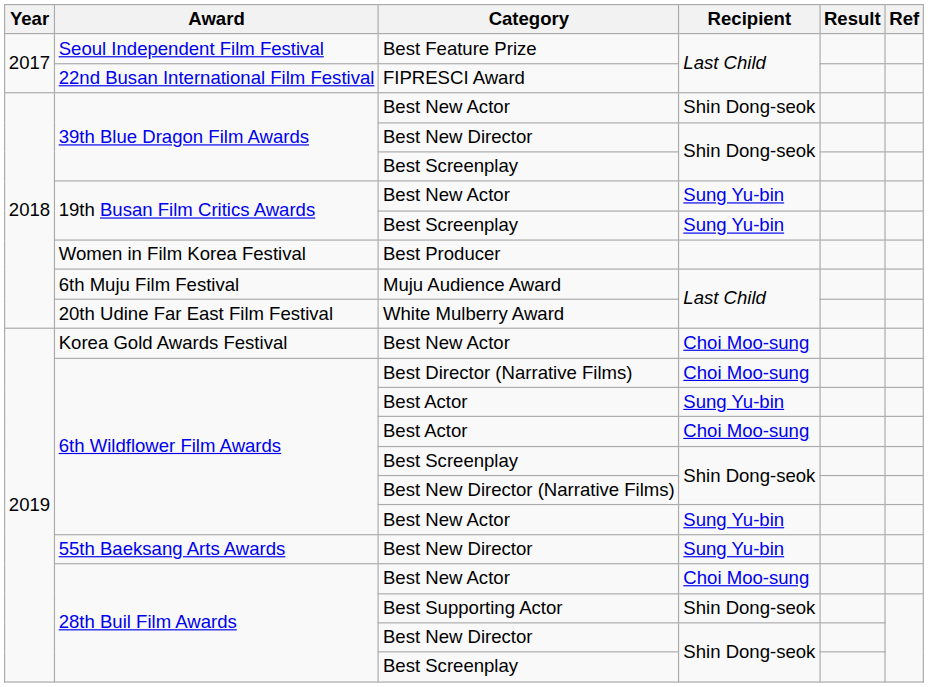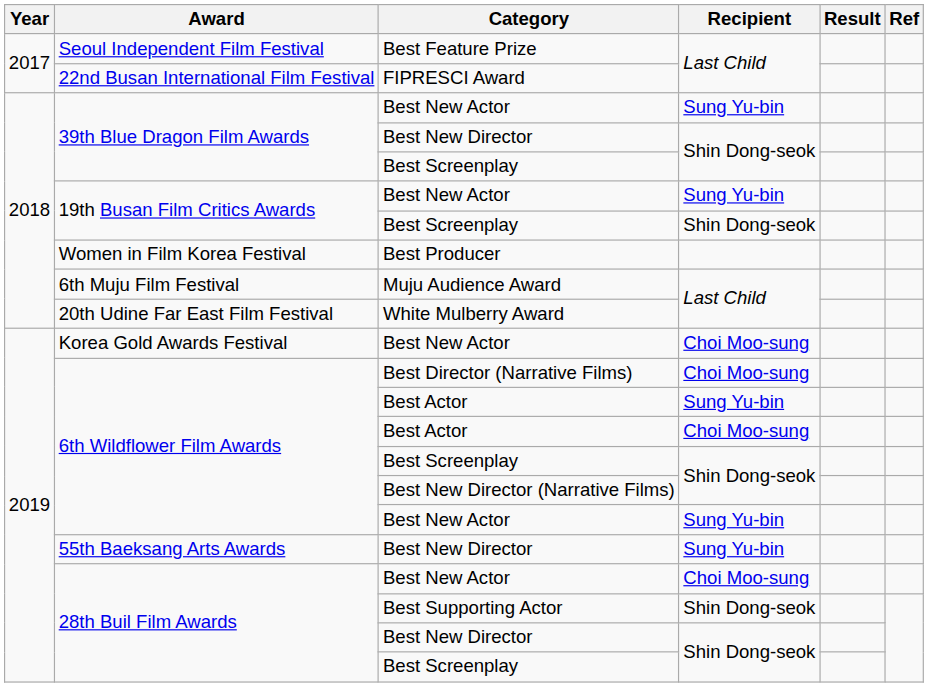(749, 107) Shin Dong-seok -> (734, 107) Sung Yu-bin
(734, 225) Sung Yu-bin -> (749, 225) Shin Dong-seok
